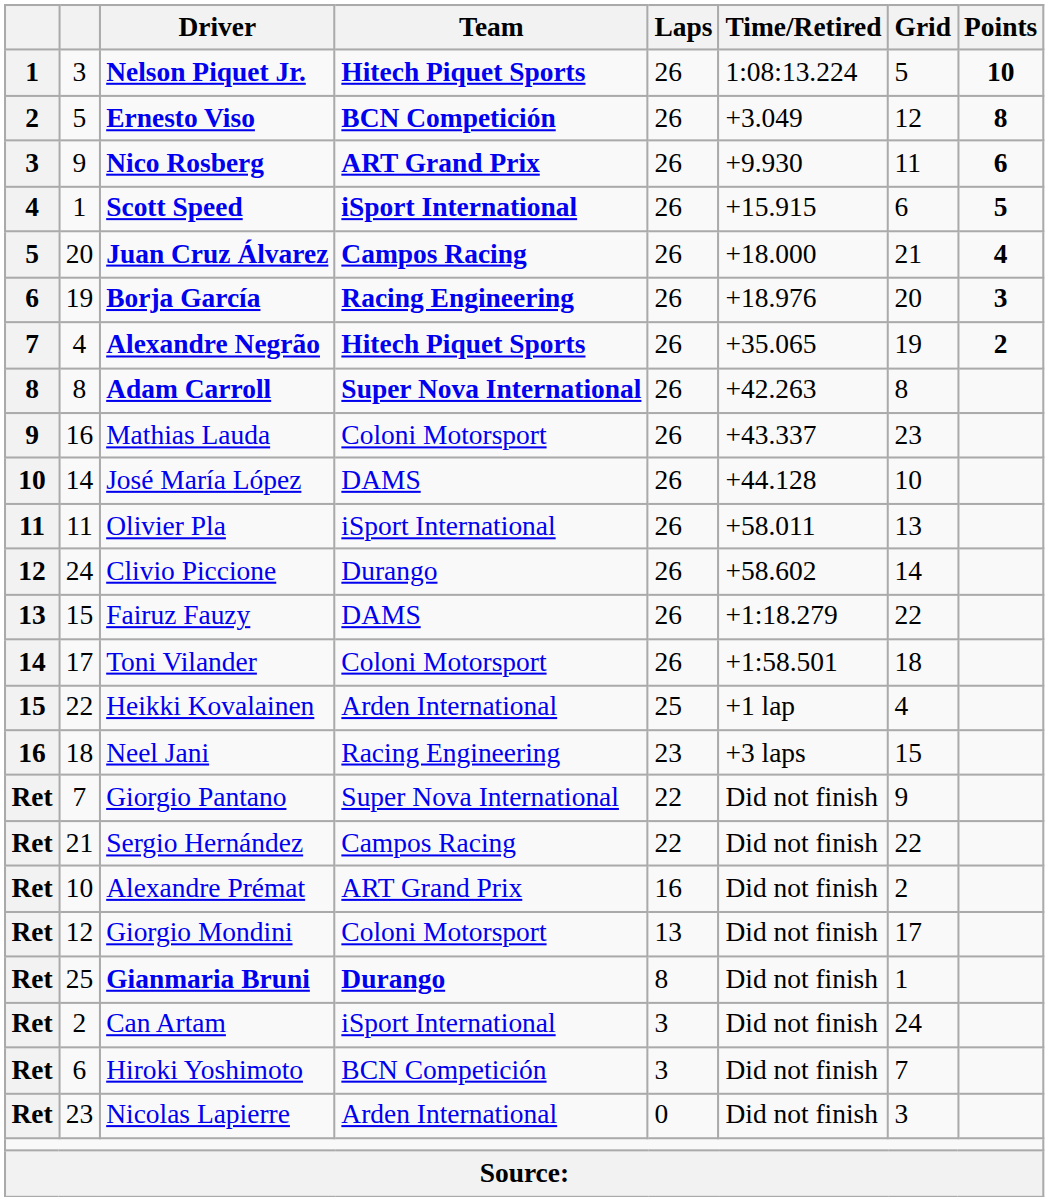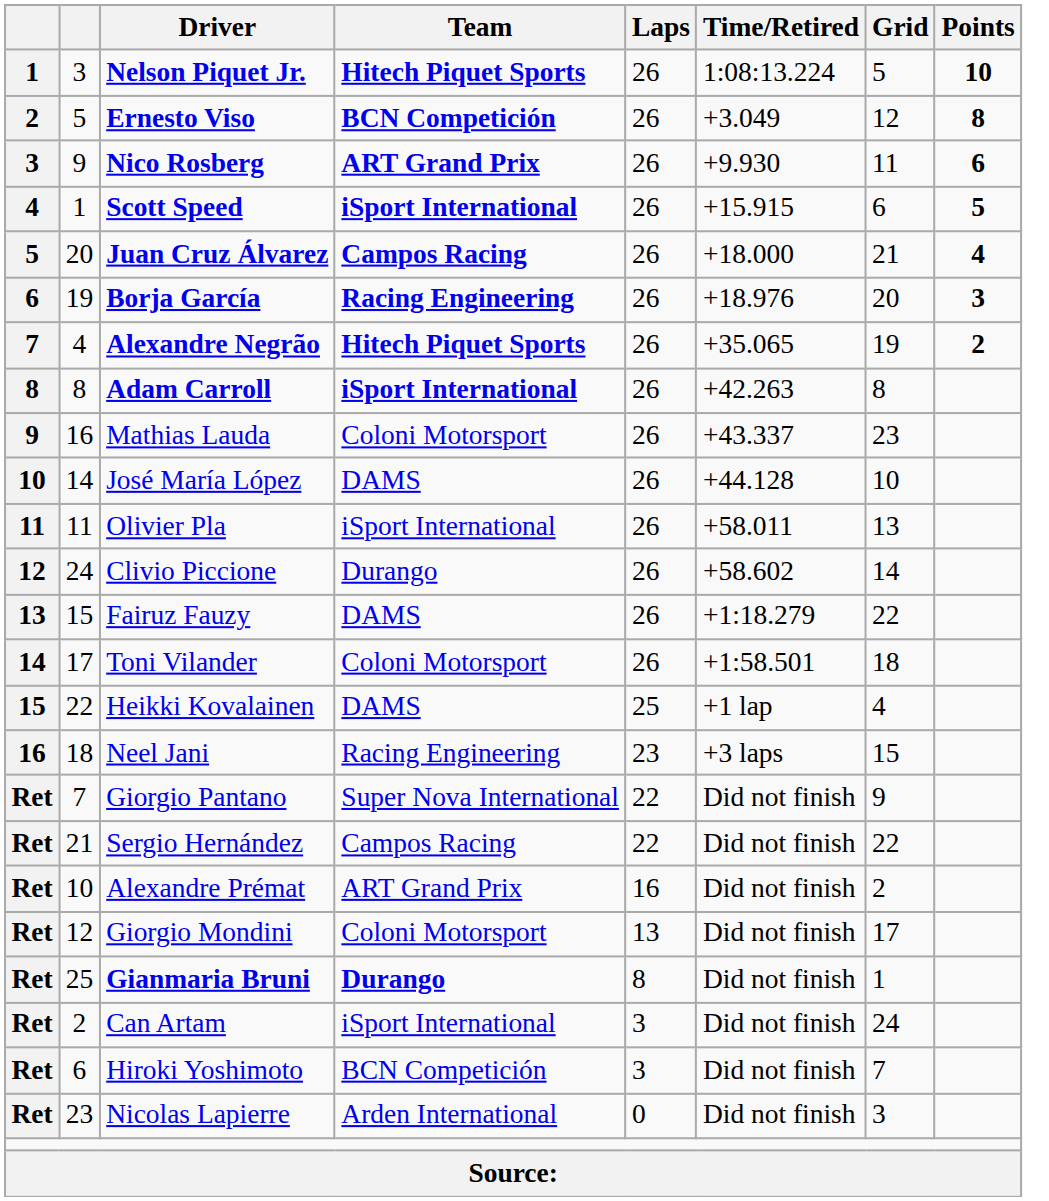(491, 389) Super Nova International -> (459, 389) iSport International
(449, 706) Arden International -> (381, 706) DAMS
